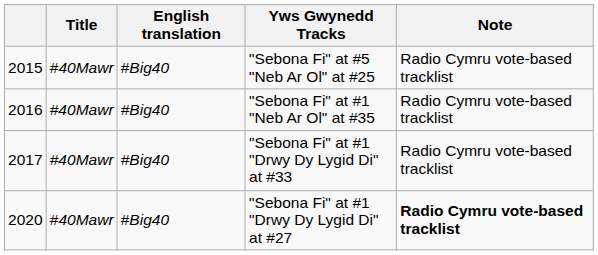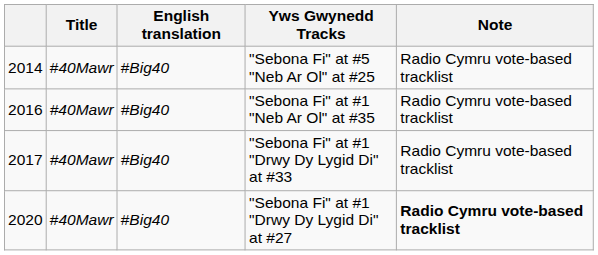(25, 67) 2015 -> (25, 67) 2014
